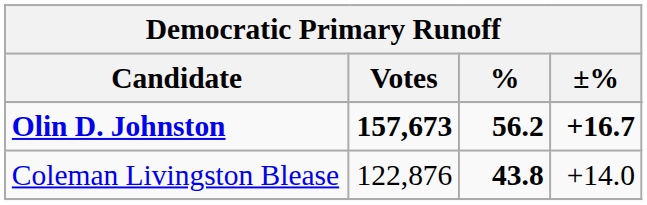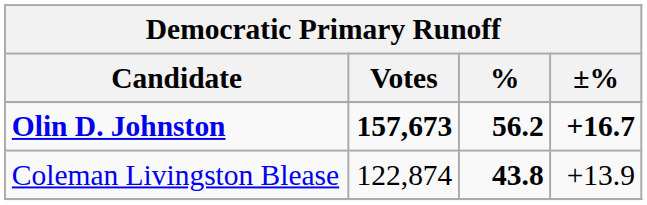(404, 175) 122,876 -> (404, 175) 122,874
(601, 175) +14.0 -> (601, 175) +13.9
